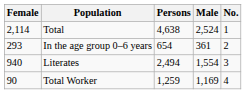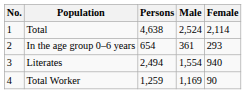columns swapped: (231, 13) <-> (23, 13)
